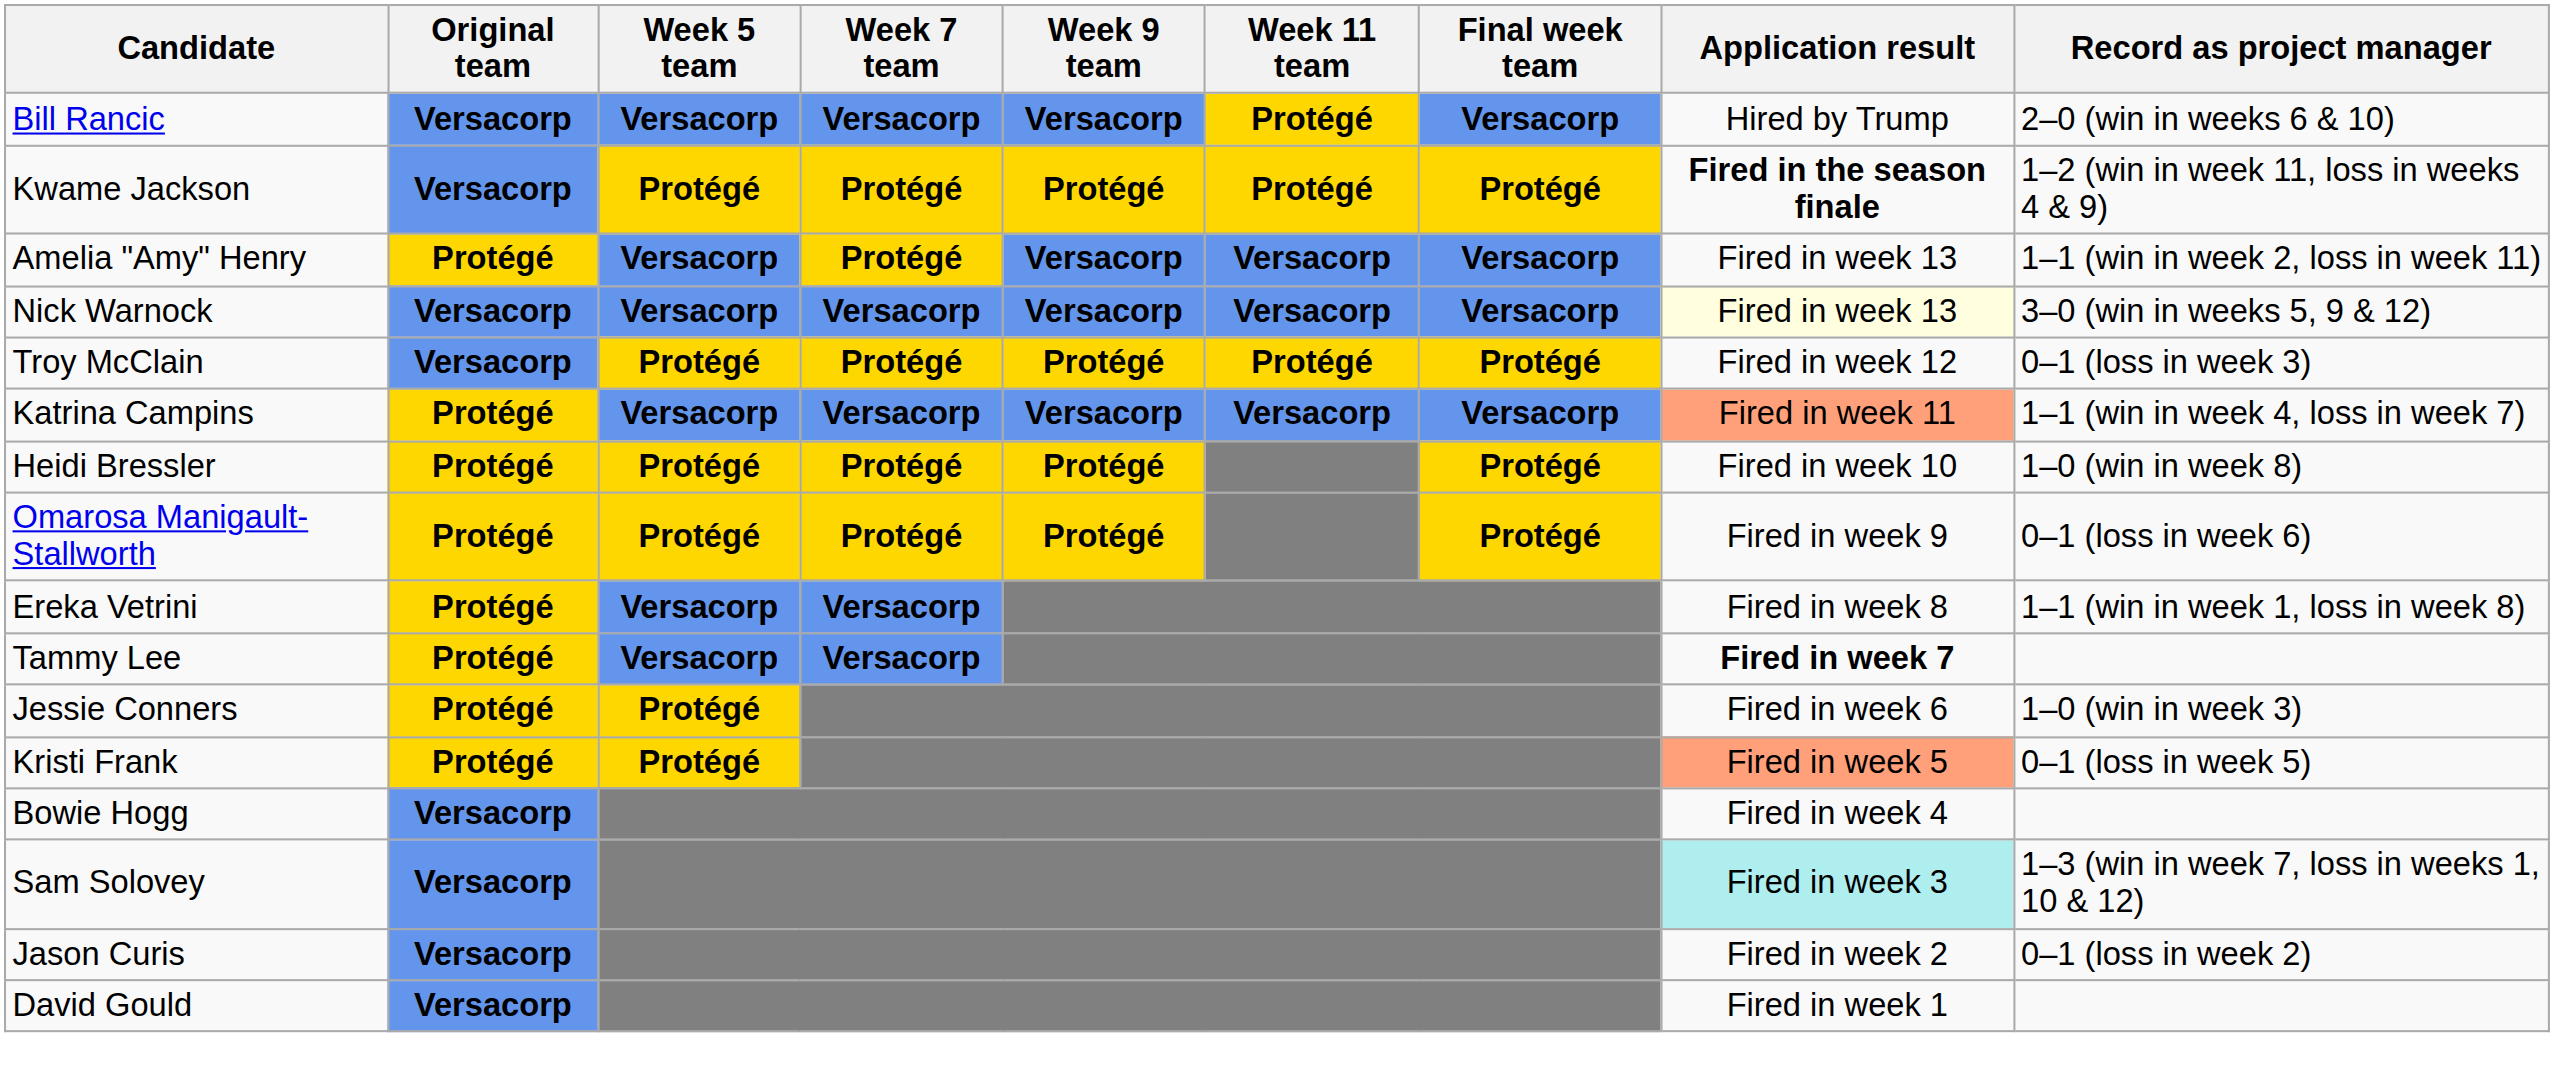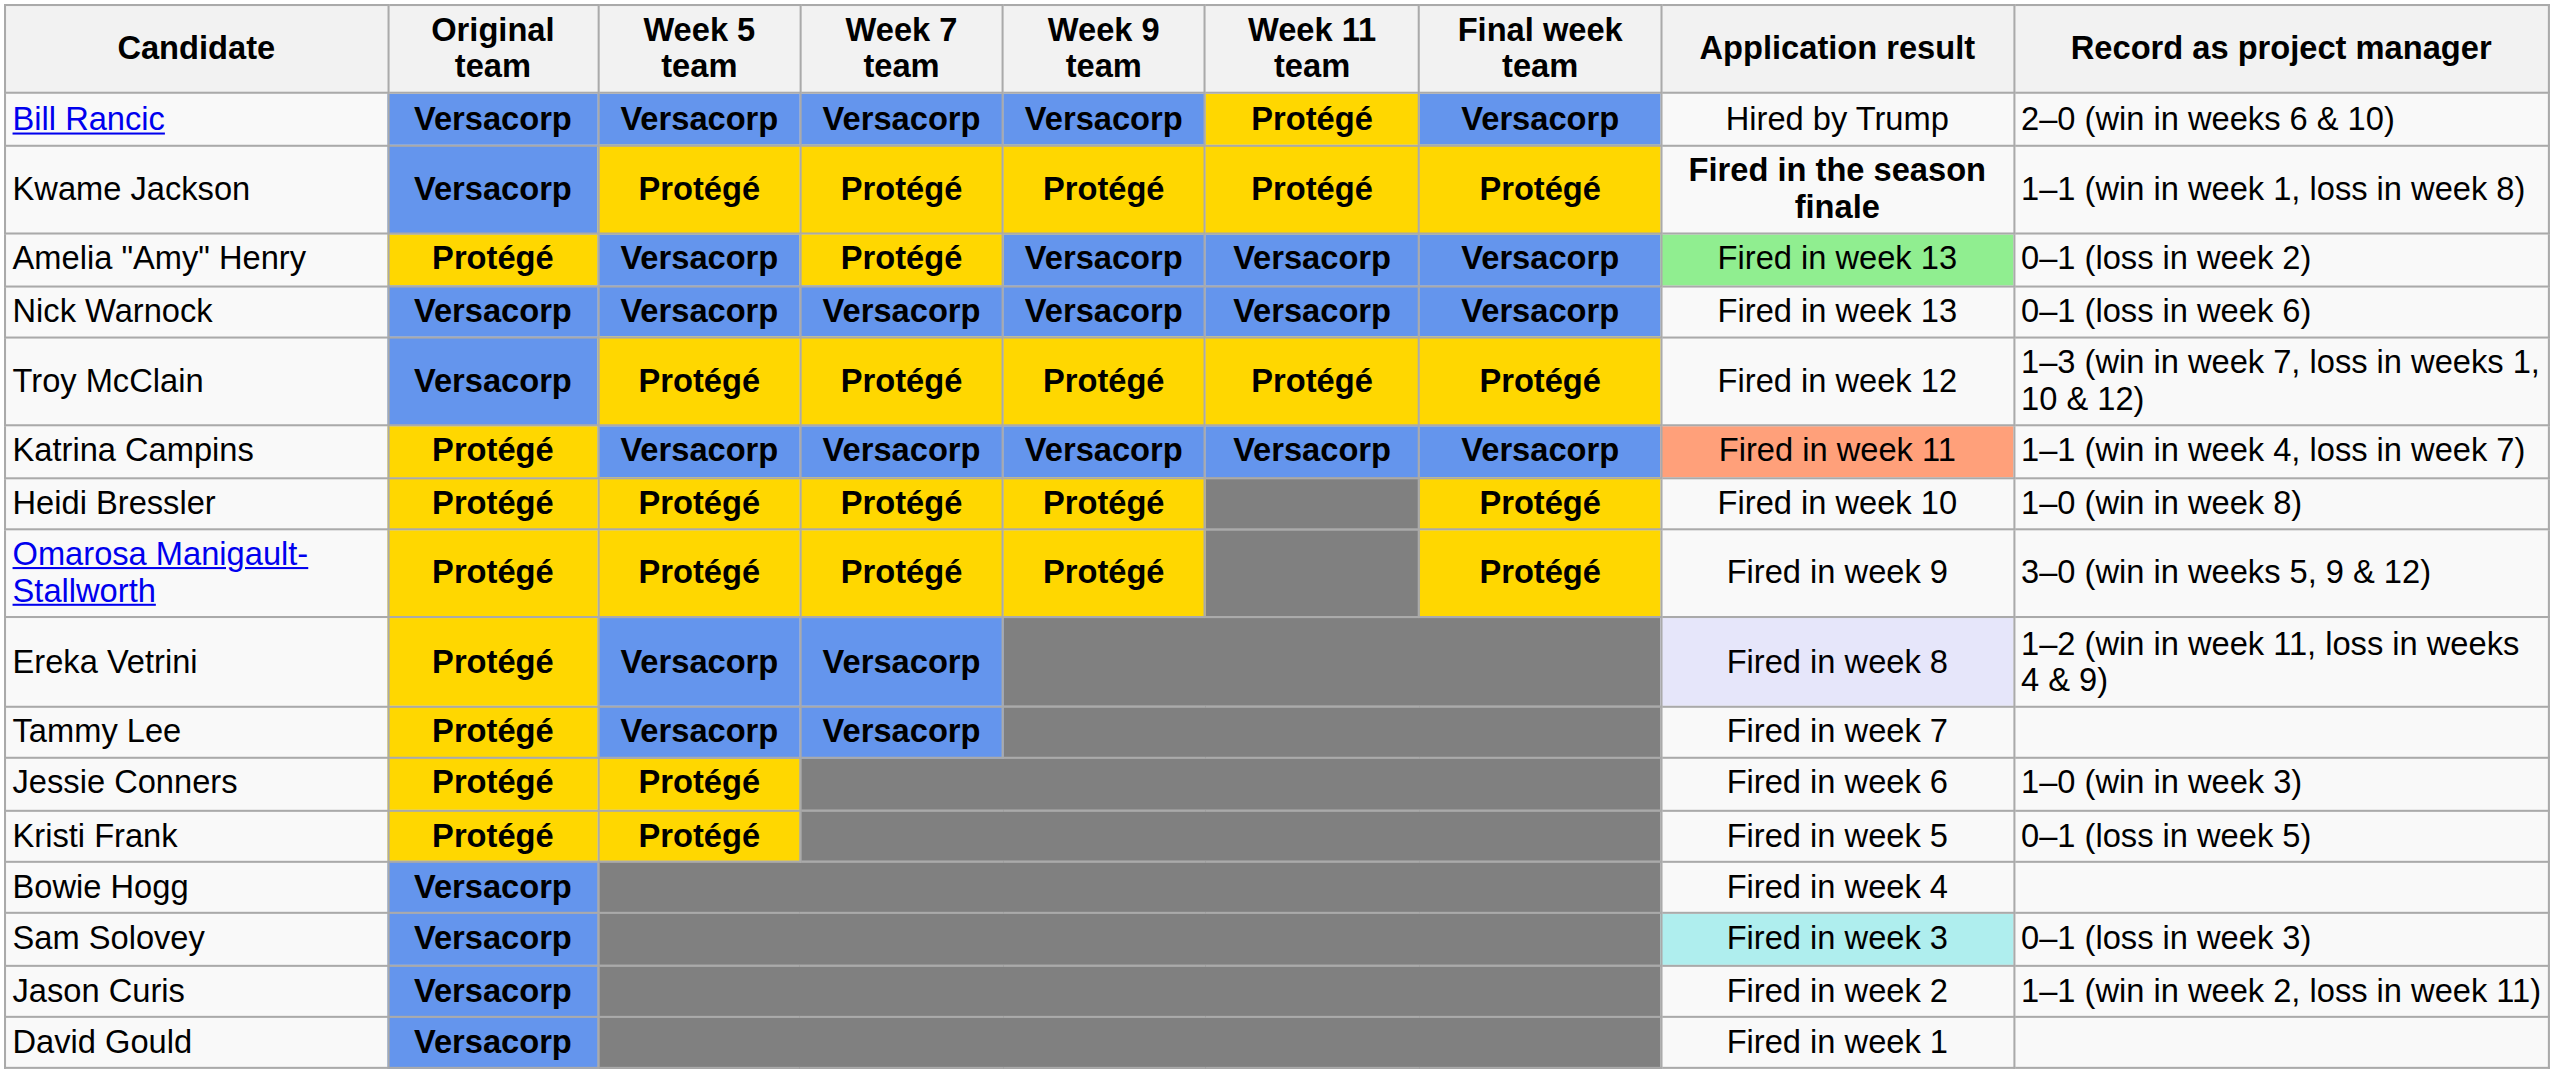(2270, 188) 1–2 (win in week 11, loss in weeks 4 & 9) -> (2273, 188) 1–1 (win in week 1, loss in week 8)
(1837, 259) no background -> (1837, 259) lightgreen background
(2281, 259) 1–1 (win in week 2, loss in week 11) -> (2166, 259) 0–1 (loss in week 2)
(1837, 310) lightyellow background -> (1837, 310) no background
(2226, 310) 3–0 (win in weeks 5, 9 & 12) -> (2166, 310) 0–1 (loss in week 6)
(2166, 362) 0–1 (loss in week 3) -> (2280, 381) 1–3 (win in week 7, loss in weeks 1, 10 & 12)
(2166, 536) 0–1 (loss in week 6) -> (2226, 573) 3–0 (win in weeks 5, 9 & 12)
(1837, 606) no background -> (1837, 661) lavender background
(2273, 606) 1–1 (win in week 1, loss in week 8) -> (2270, 661) 1–2 (win in week 11, loss in weeks 4 & 9)
(1837, 658) bold -> (1837, 731) normal
(1837, 761) lightsalmon background -> (1837, 835) no background
(2280, 883) 1–3 (win in week 7, loss in weeks 1, 10 & 12) -> (2166, 938) 0–1 (loss in week 3)
(2166, 953) 0–1 (loss in week 2) -> (2281, 990) 1–1 (win in week 2, loss in week 11)
